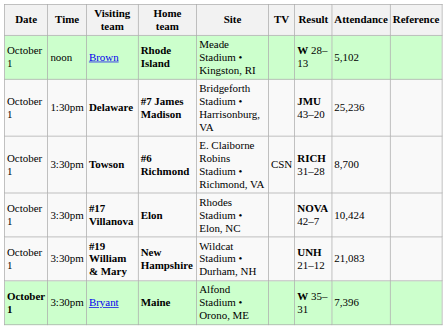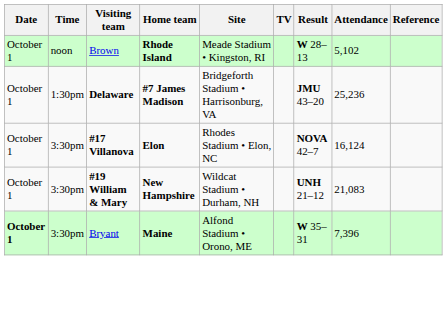- row: (107, 165)
(349, 215) 10,424 -> (349, 145) 16,124
